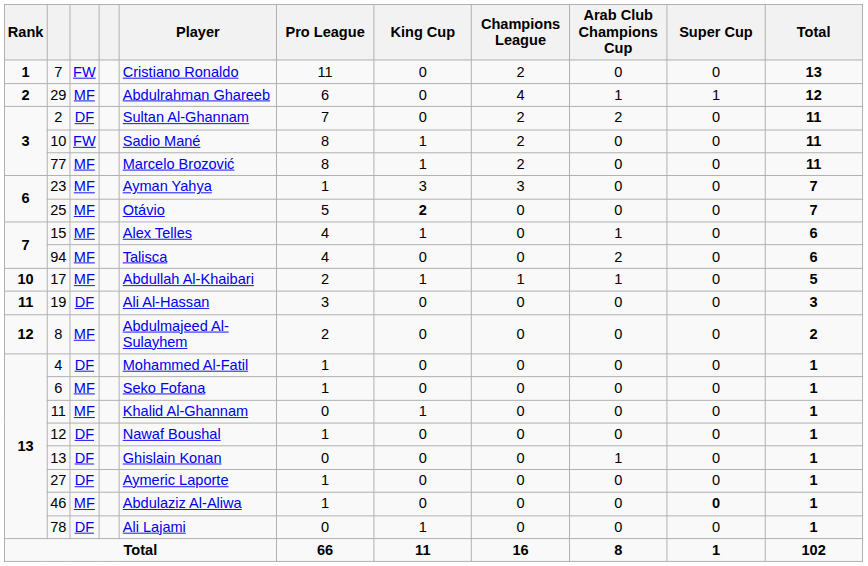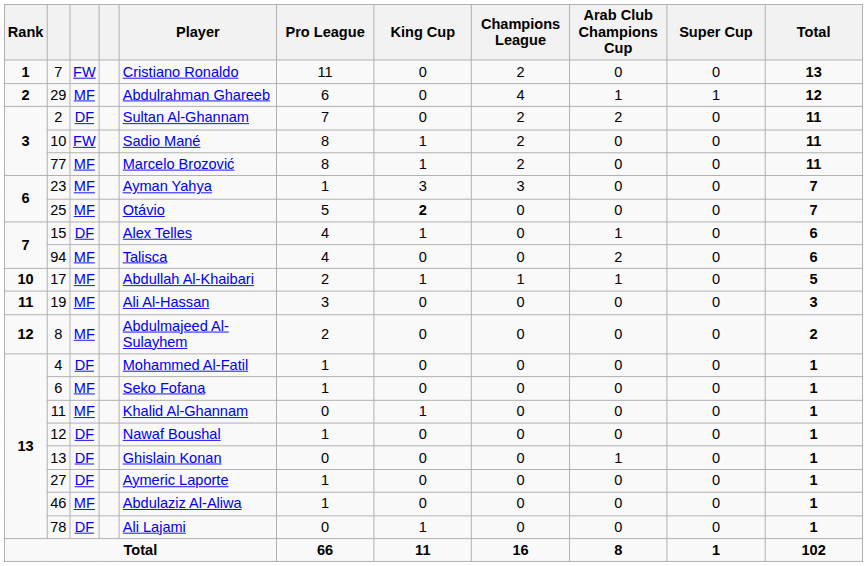(84, 233) MF -> (84, 233) DF
(84, 302) DF -> (84, 302) MF
(716, 503) bold -> (716, 503) normal
